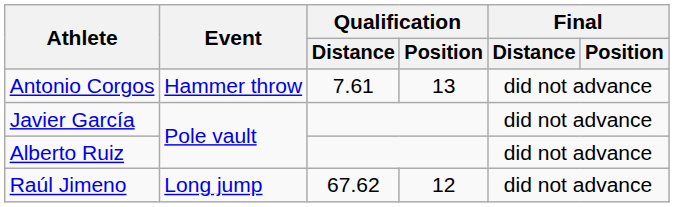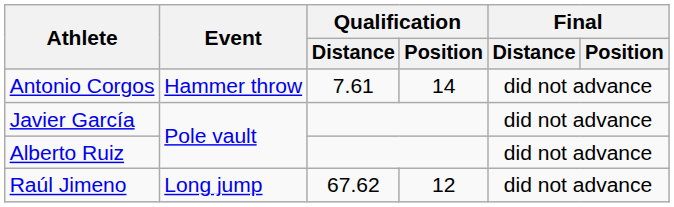(444, 86) 13 -> (444, 86) 14
